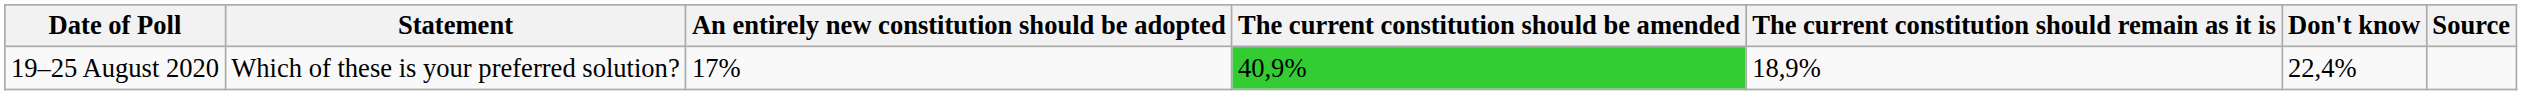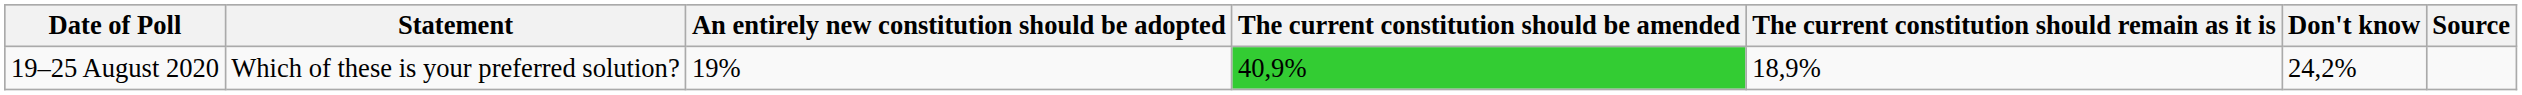(716, 67) 17% -> (716, 67) 19%
(2322, 67) 22,4% -> (2322, 67) 24,2%
